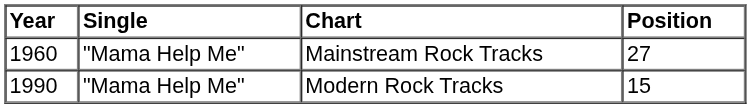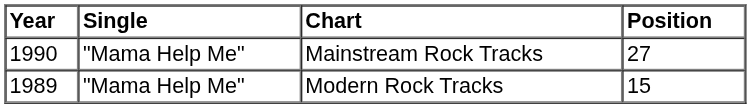(33, 53) 1960 -> (33, 53) 1990
(33, 86) 1990 -> (33, 86) 1989
